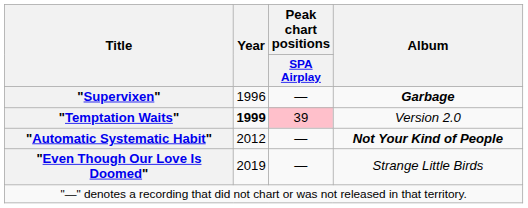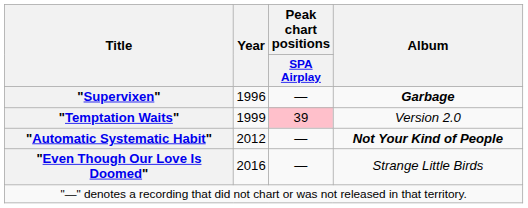(251, 117) bold -> (251, 117) normal
(251, 166) 2019 -> (251, 166) 2016
